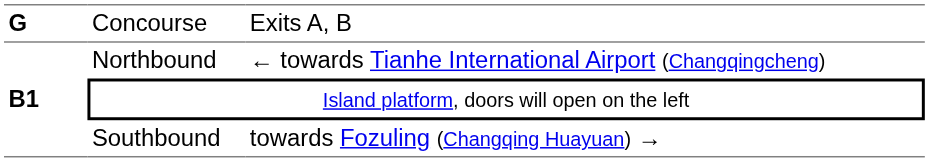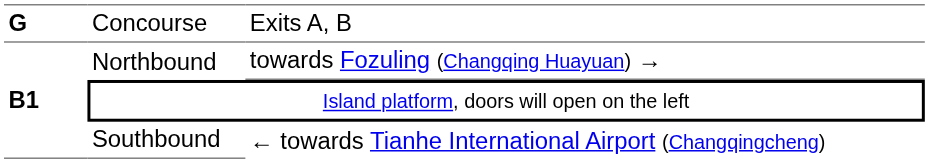(538, 60) ← towards Tianhe International Airport (Changqingcheng) -> (456, 60) towards Fozuling (Changqing Huayuan) →
(456, 137) towards Fozuling (Changqing Huayuan) → -> (538, 140) ← towards Tianhe International Airport (Changqingcheng)
